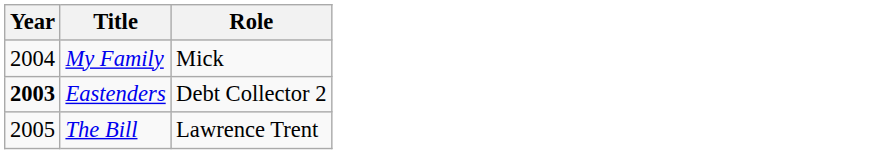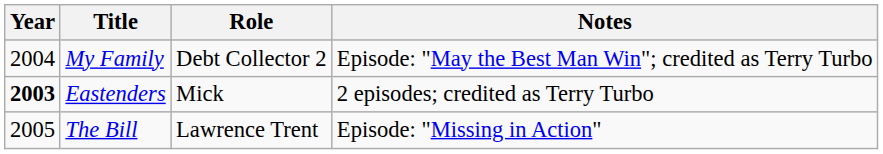+ column: (605, 22)
(200, 58) Mick -> (251, 58) Debt Collector 2
(251, 93) Debt Collector 2 -> (200, 93) Mick
